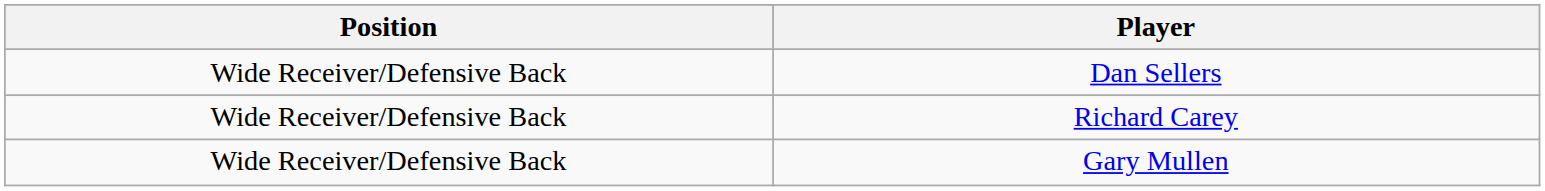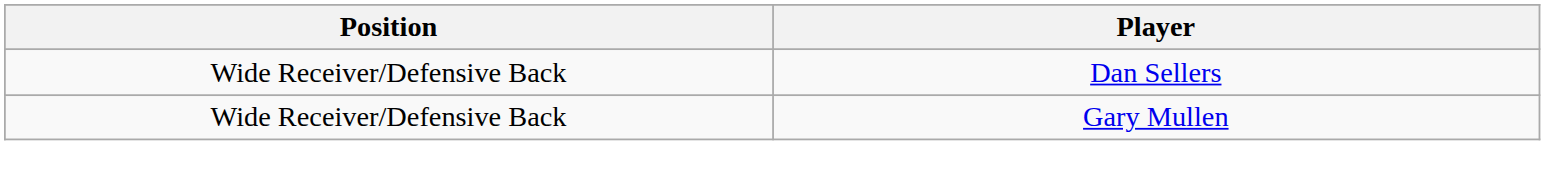- row: (1156, 116)
